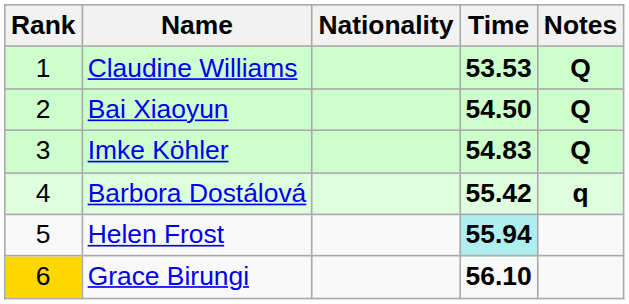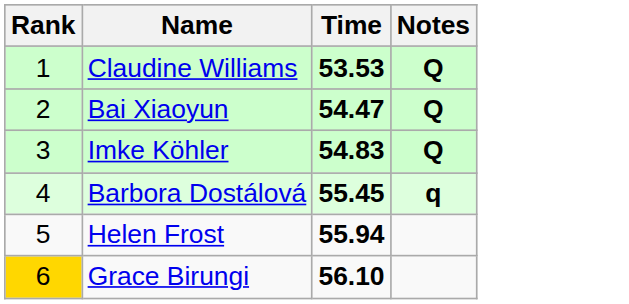- column: (386, 25)
(499, 109) 54.50 -> (351, 109) 54.47
(499, 192) 55.42 -> (351, 192) 55.45
(499, 234) paleturquoise background -> (351, 234) no background
